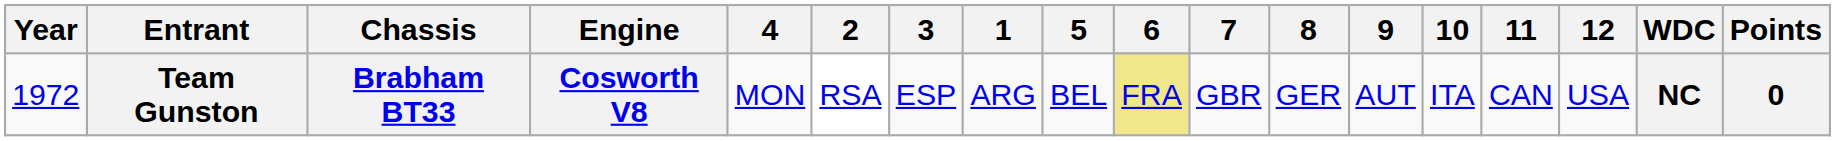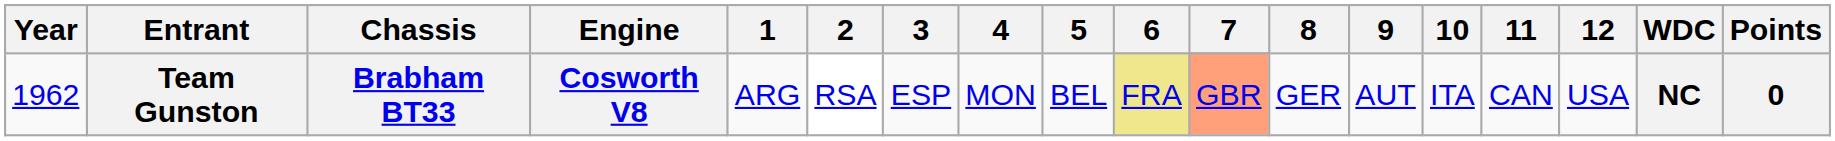columns swapped: (1003, 29) <-> (770, 29)
(46, 94) 1972 -> (46, 94) 1962
(1229, 94) no background -> (1229, 94) lightsalmon background
